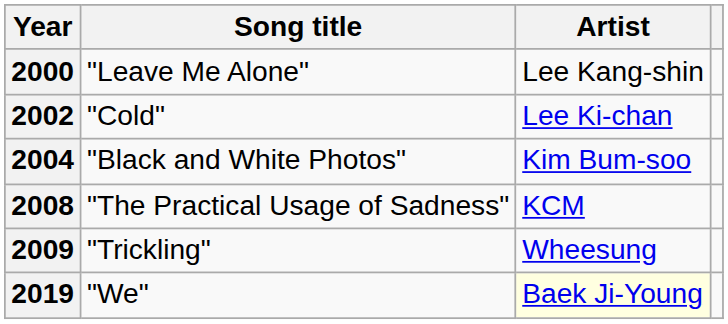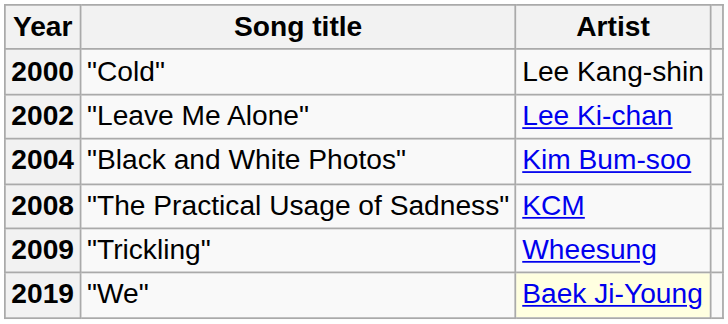(198, 71) "Leave Me Alone" -> (126, 71) "Cold"
(126, 116) "Cold" -> (198, 116) "Leave Me Alone"
